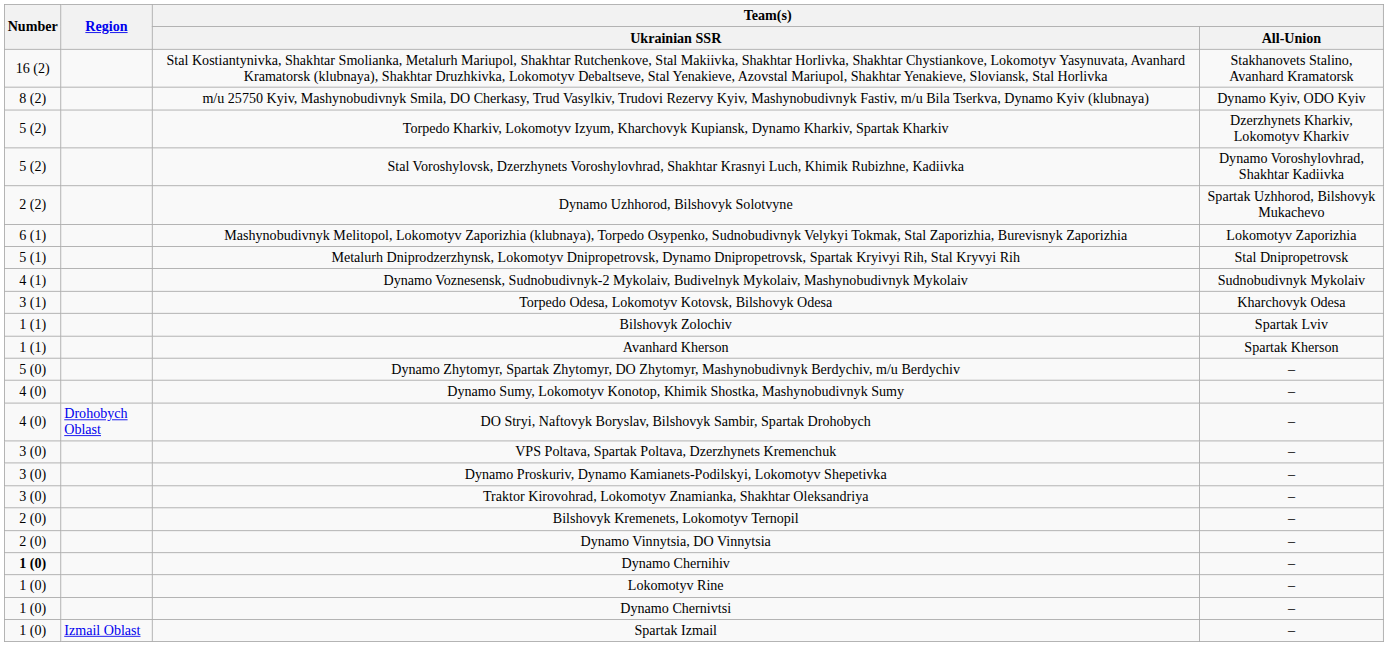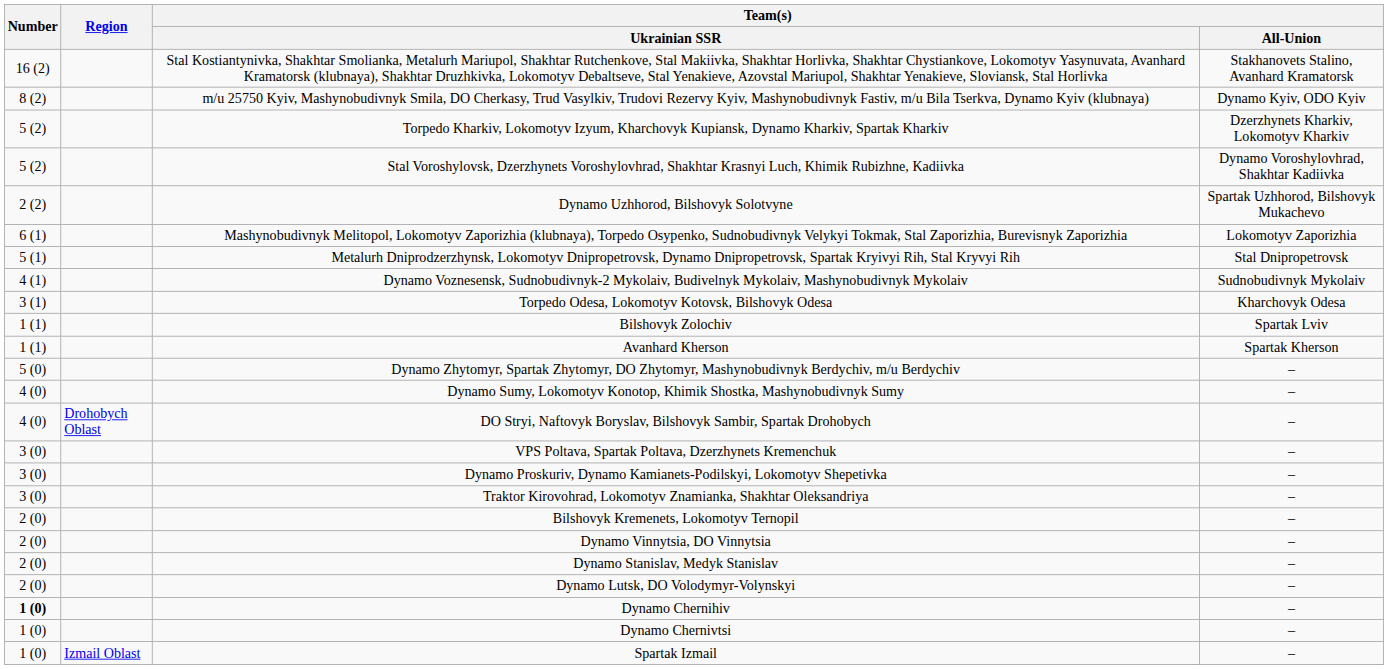+ row: (676, 563)
+ row: (676, 586)
- row: (676, 586)
